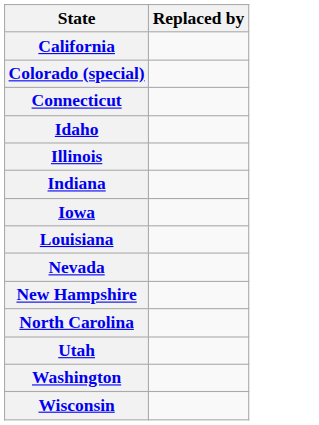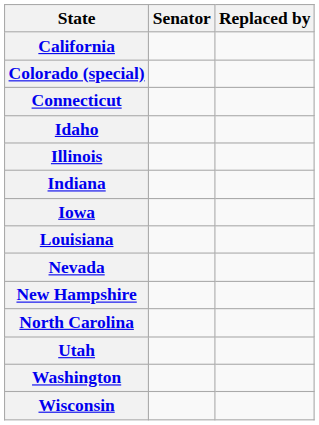+ column: (182, 18)
